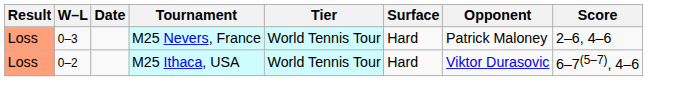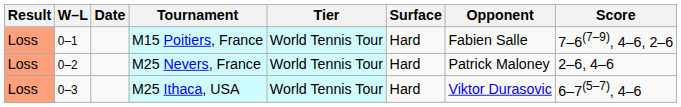+ row: (198, 40)
(68, 39) 0–3 -> (68, 65) 0–2
(68, 63) 0–2 -> (68, 90) 0–3
